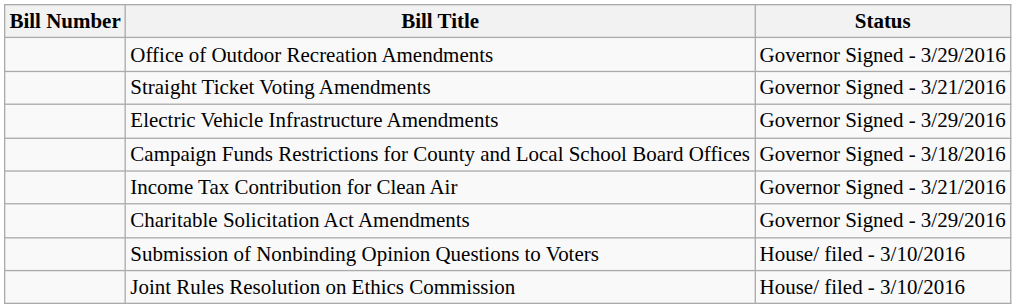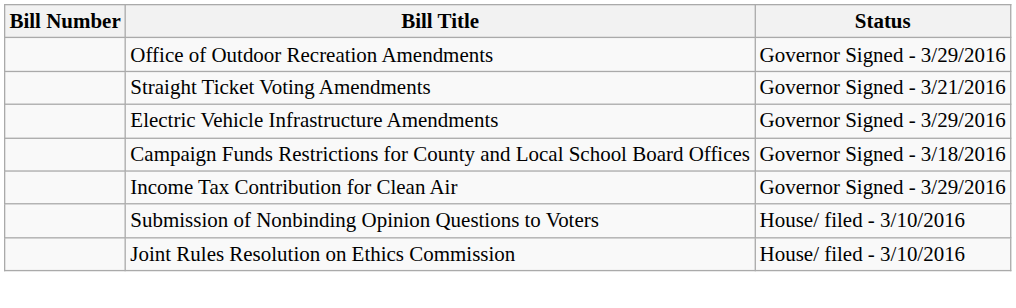(883, 187) Governor Signed - 3/21/2016 -> (883, 187) Governor Signed - 3/29/2016
- row: (300, 220)
